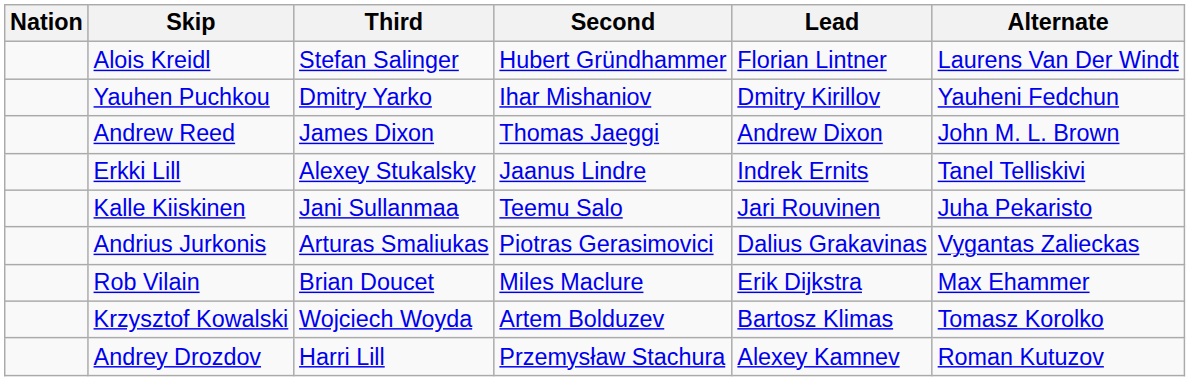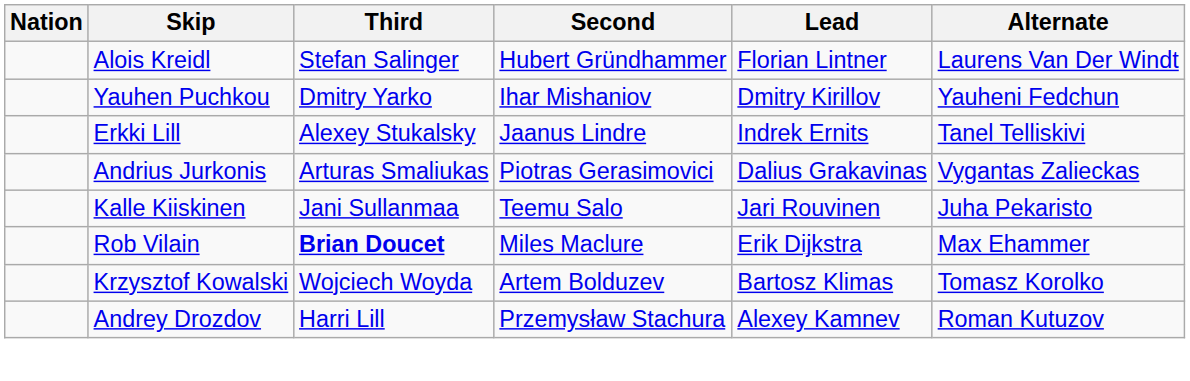- row: (164, 134)
rows swapped: (170, 208) <-> (180, 245)
(367, 282) normal -> (372, 245) bold
